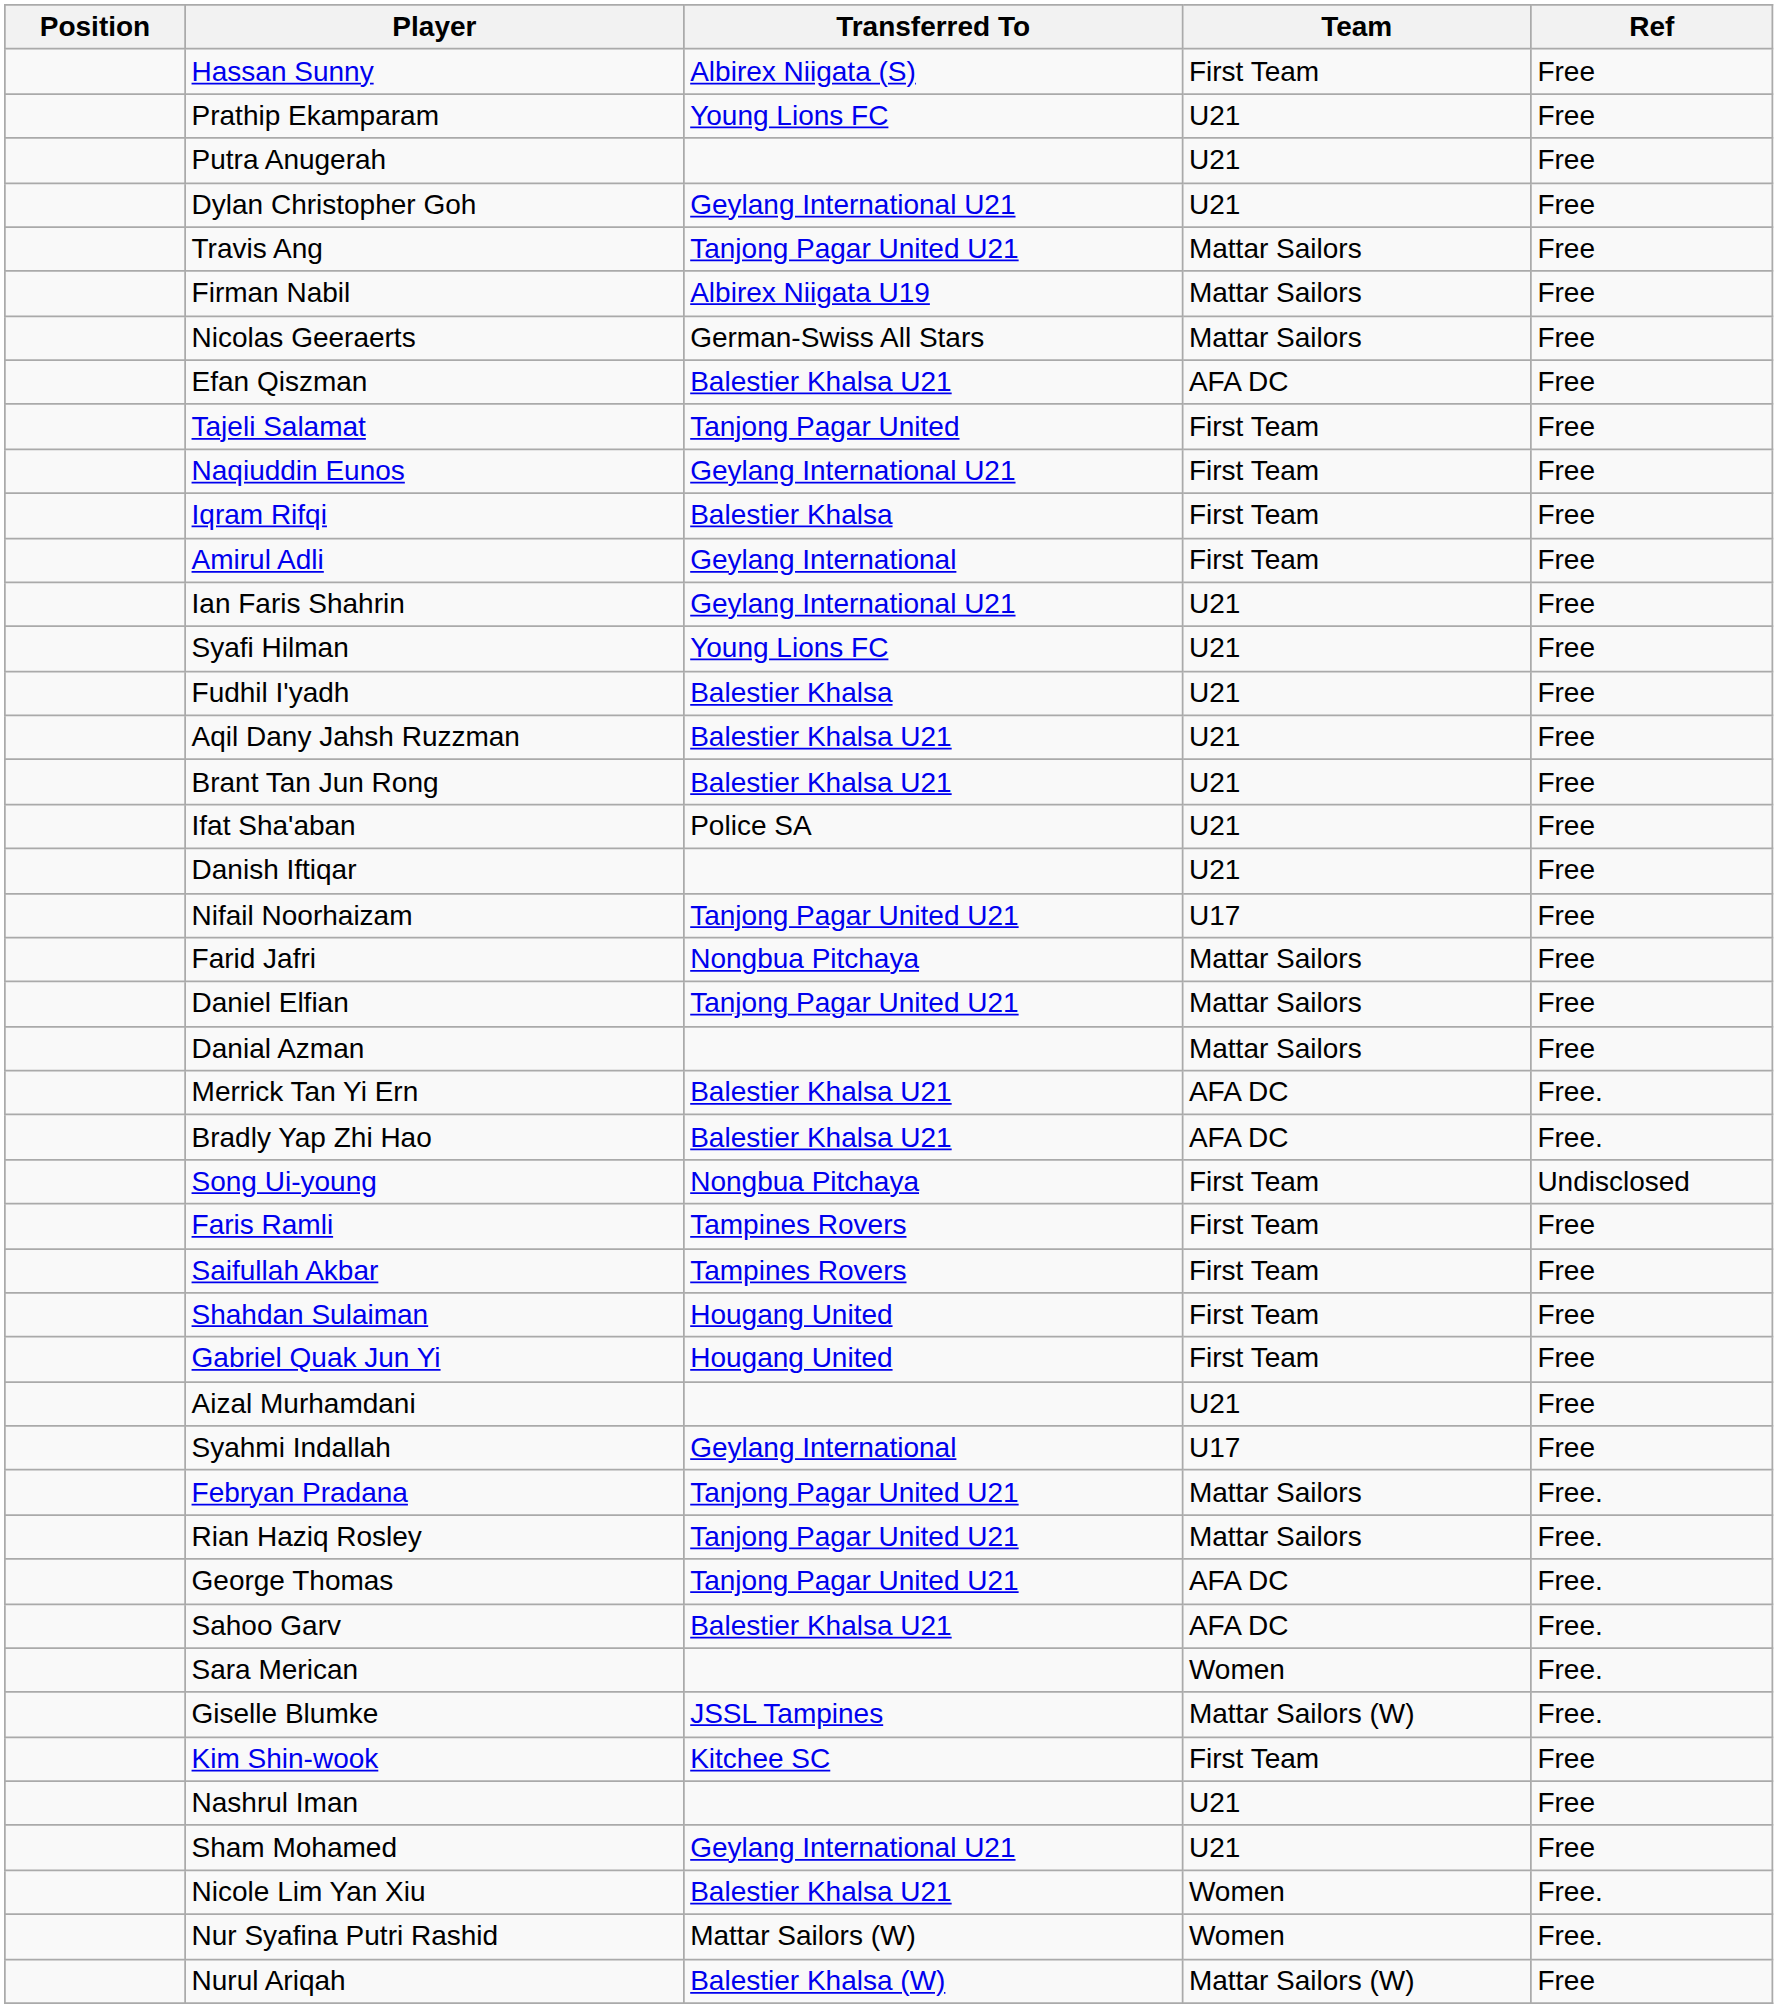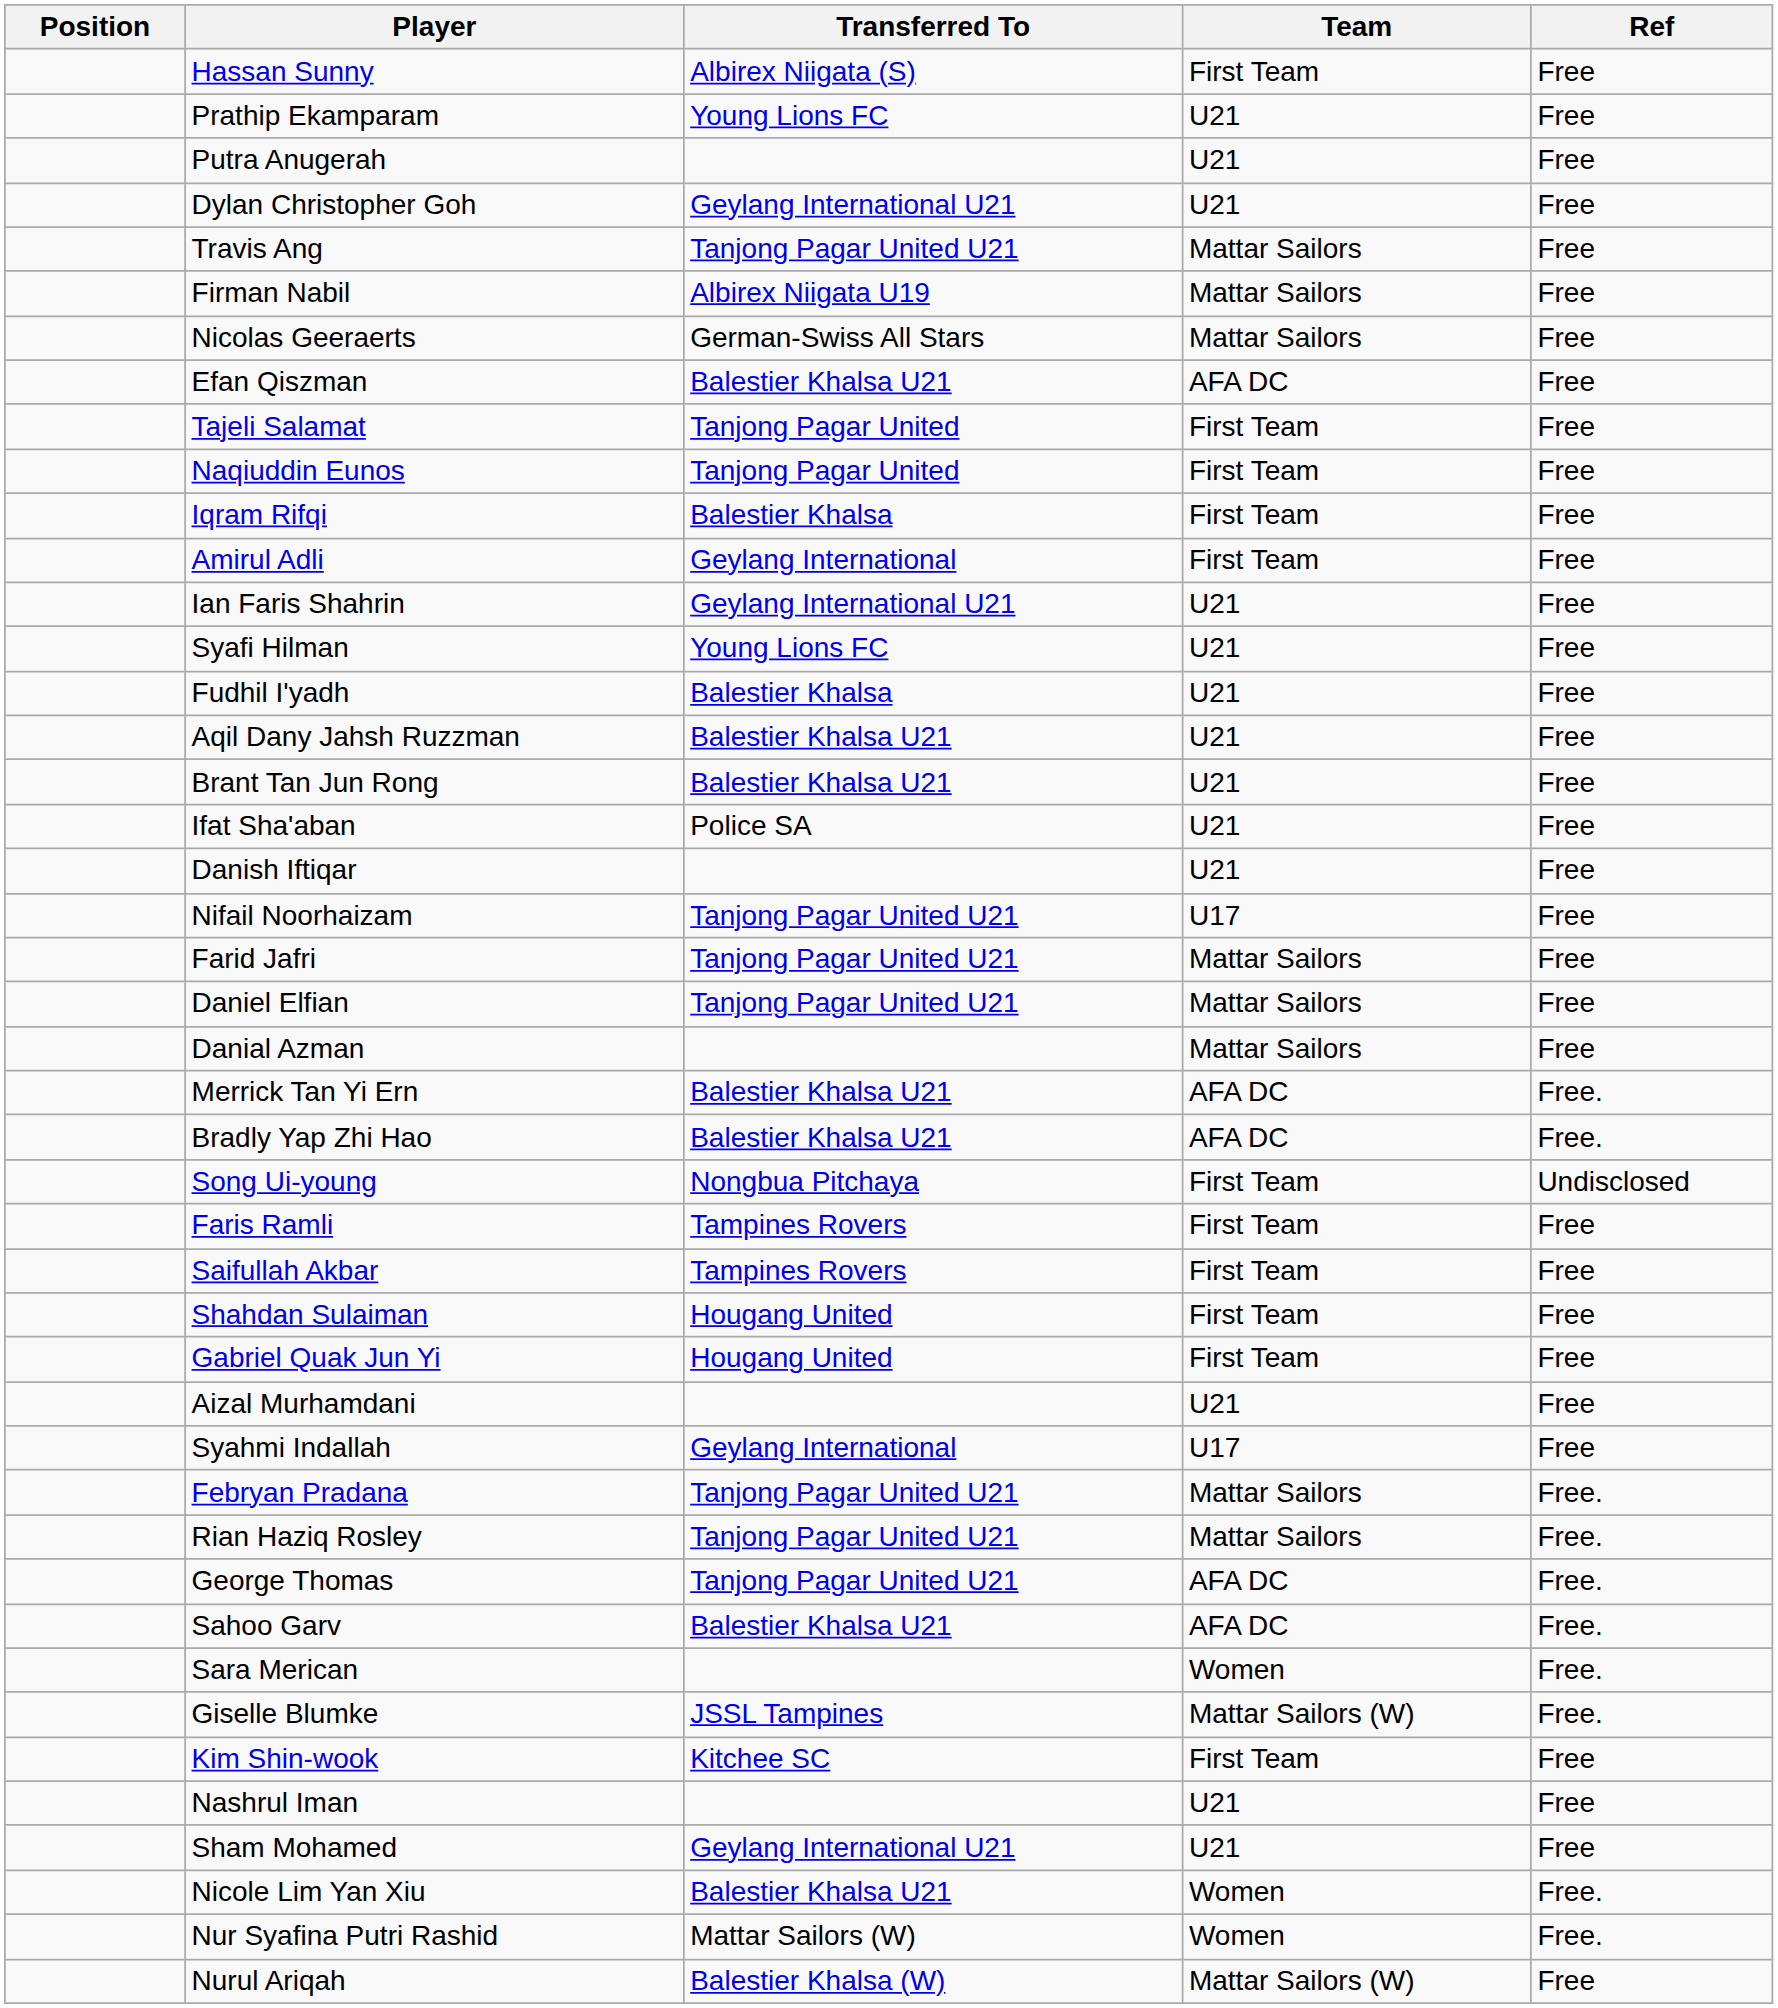(853, 470) Geylang International U21 -> (825, 470) Tanjong Pagar United
(805, 959) Nongbua Pitchaya -> (854, 959) Tanjong Pagar United U21
